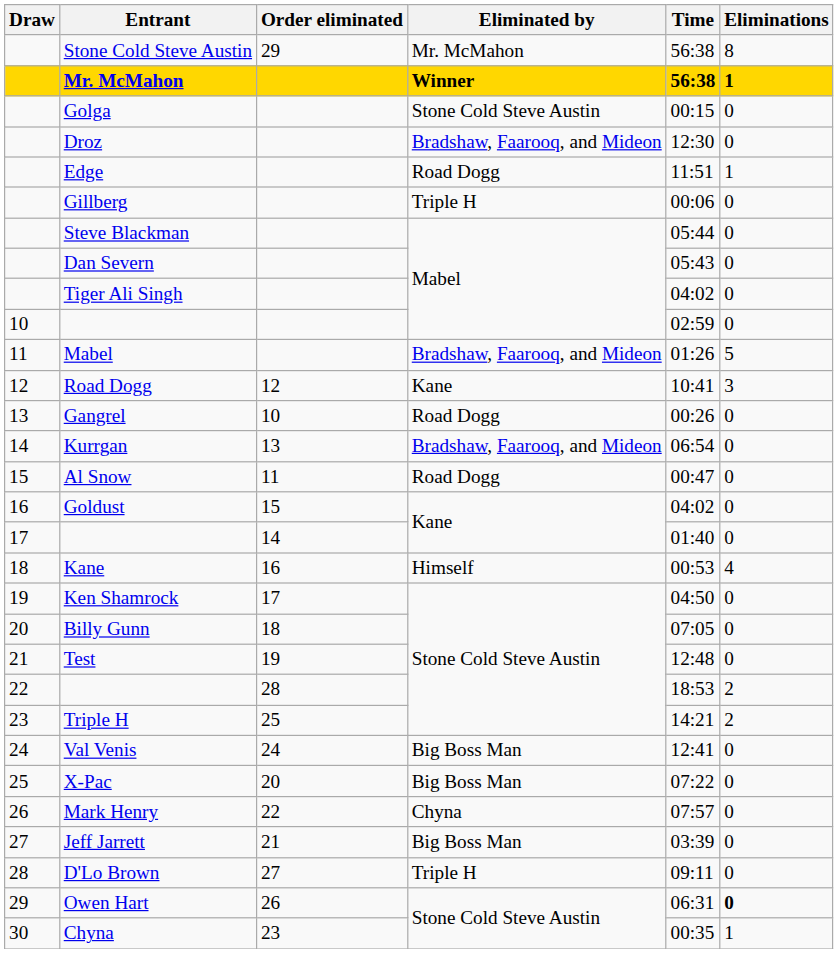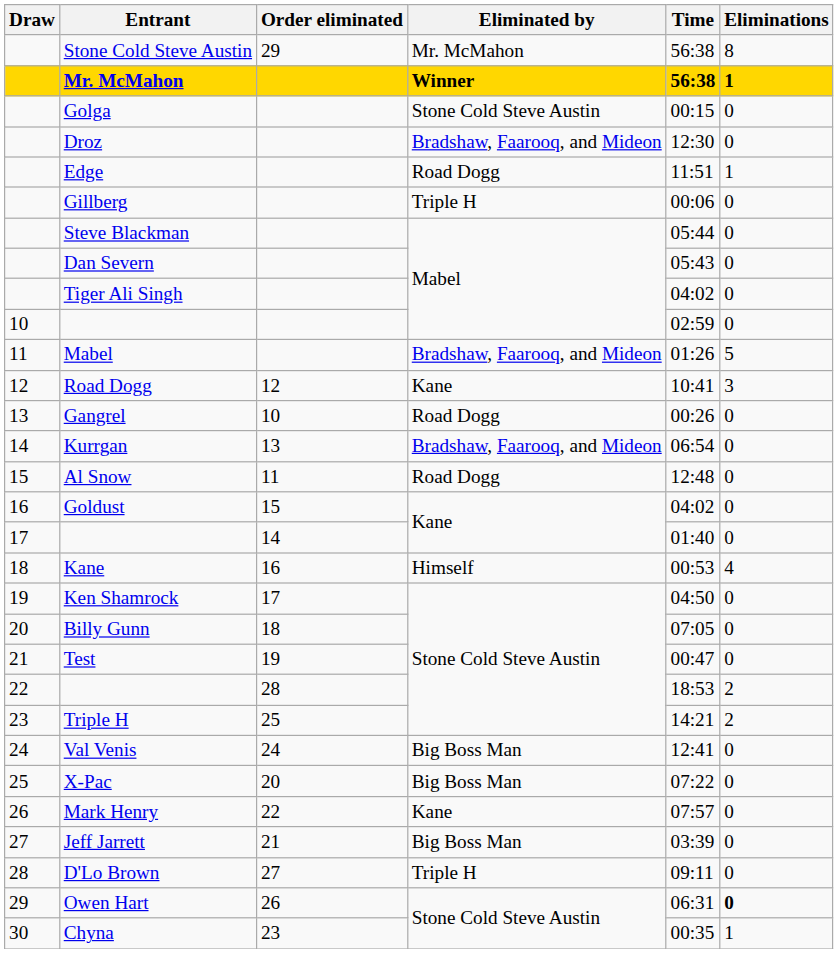(692, 476) 00:47 -> (692, 476) 12:48
(692, 659) 12:48 -> (692, 659) 00:47
(437, 811) Chyna -> (432, 811) Kane
